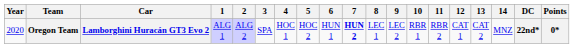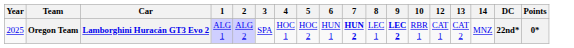- column: (439, 11)
(15, 30) 2020 -> (15, 30) 2025
(397, 30) normal -> (397, 30) bold
